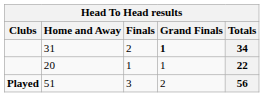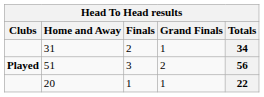(163, 48) bold -> (163, 48) normal
rows swapped: (49, 65) <-> (49, 83)
